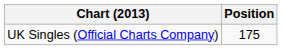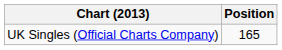(249, 34) 175 -> (249, 34) 165
